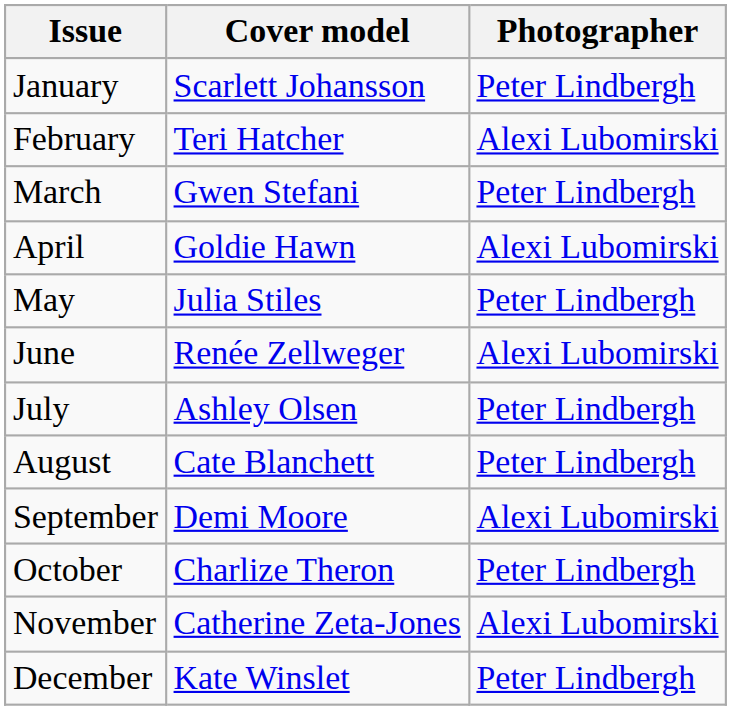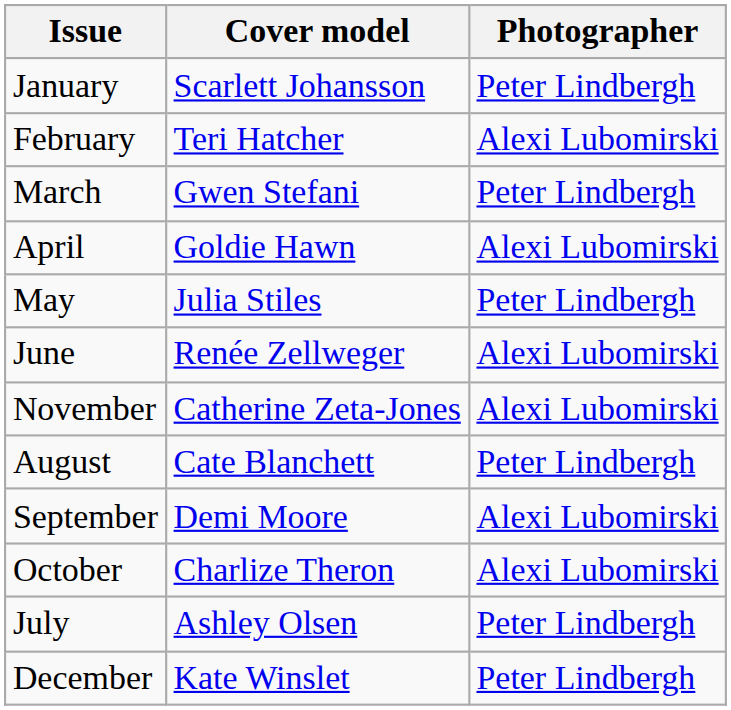rows swapped: (41, 407) <-> (84, 623)
(586, 569) Peter Lindbergh -> (598, 569) Alexi Lubomirski
